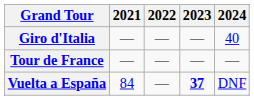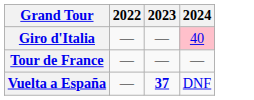- column: (127, 15)
(232, 38) no background -> (197, 38) pink background
